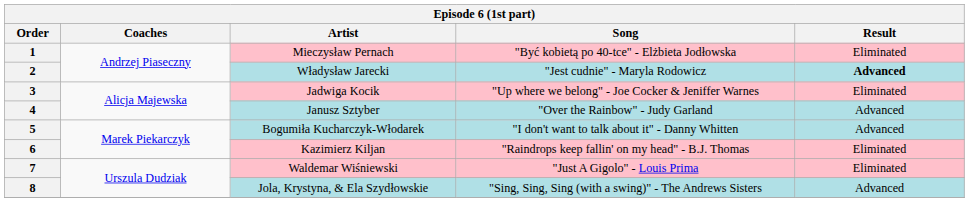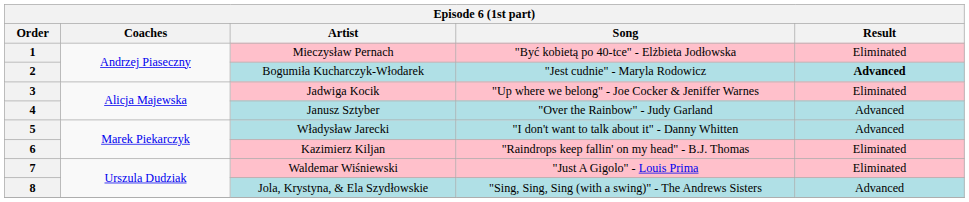(343, 71) Władysław Jarecki -> (343, 71) Bogumiła Kucharczyk-Włodarek
(343, 129) Bogumiła Kucharczyk-Włodarek -> (343, 129) Władysław Jarecki
